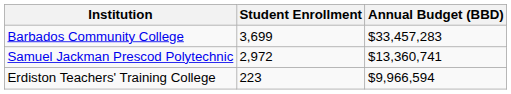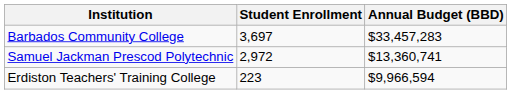(256, 36) 3,699 -> (256, 36) 3,697
